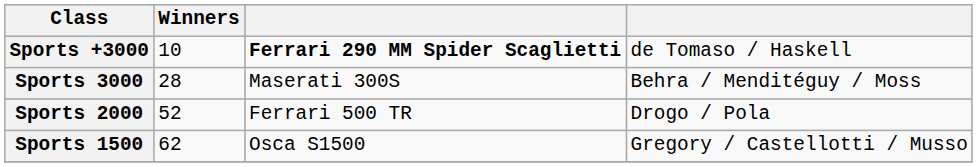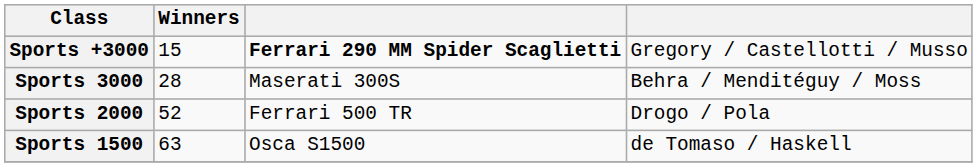(170, 52) 10 -> (170, 52) 15
(741, 52) de Tomaso / Haskell -> (799, 52) Gregory / Castellotti / Musso
(170, 146) 62 -> (170, 146) 63
(799, 146) Gregory / Castellotti / Musso -> (741, 146) de Tomaso / Haskell
